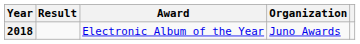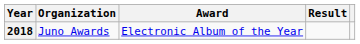columns swapped: (308, 13) <-> (58, 13)
